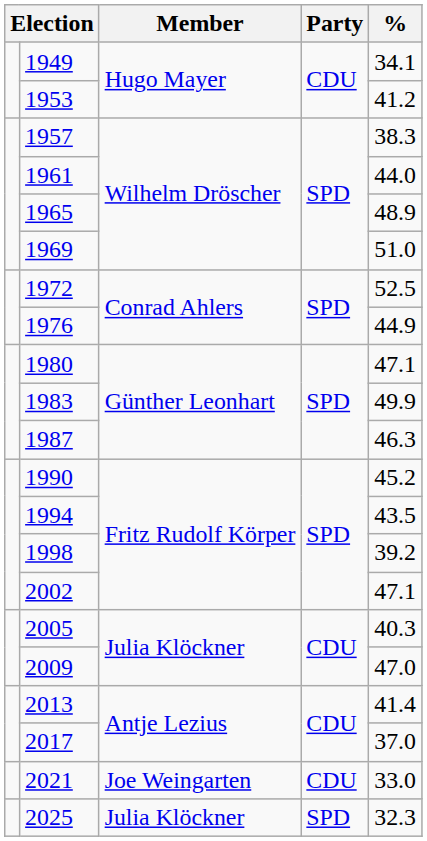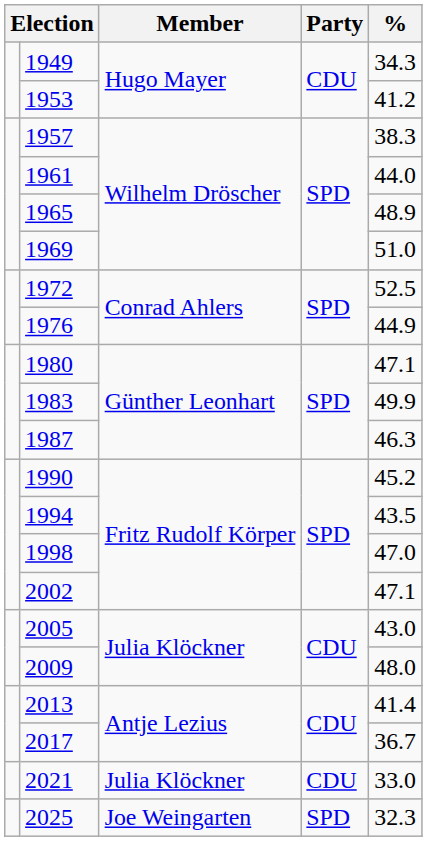(395, 61) 34.1 -> (395, 61) 34.3
(395, 552) 39.2 -> (395, 552) 47.0
(395, 628) 40.3 -> (395, 628) 43.0
(395, 666) 47.0 -> (395, 666) 48.0
(395, 741) 37.0 -> (395, 741) 36.7
(178, 779) Joe Weingarten -> (175, 779) Julia Klöckner
(175, 817) Julia Klöckner -> (178, 817) Joe Weingarten
